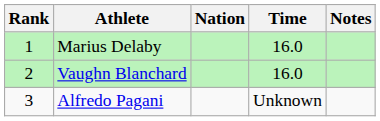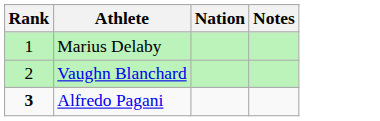- column: (288, 18)
(29, 101) normal -> (29, 101) bold
